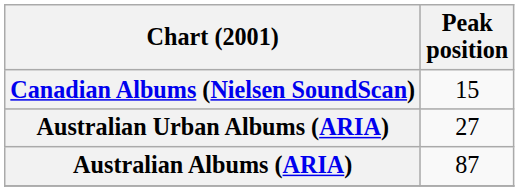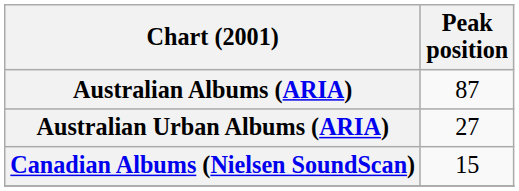rows swapped: (213, 165) <-> (213, 89)
